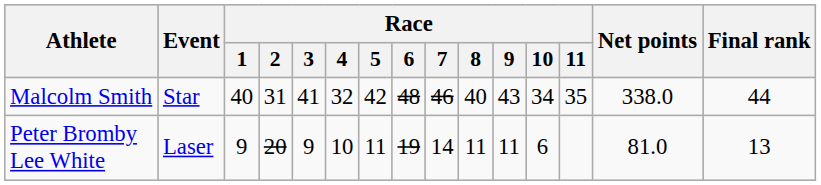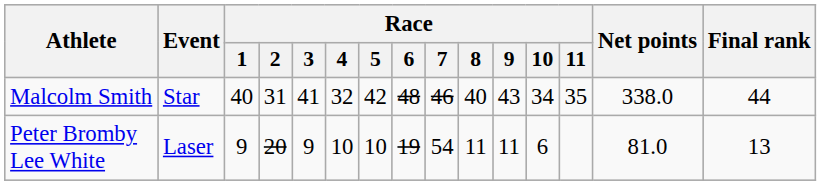(375, 147) 11 -> (375, 147) 10
(442, 147) 14 -> (442, 147) 54
